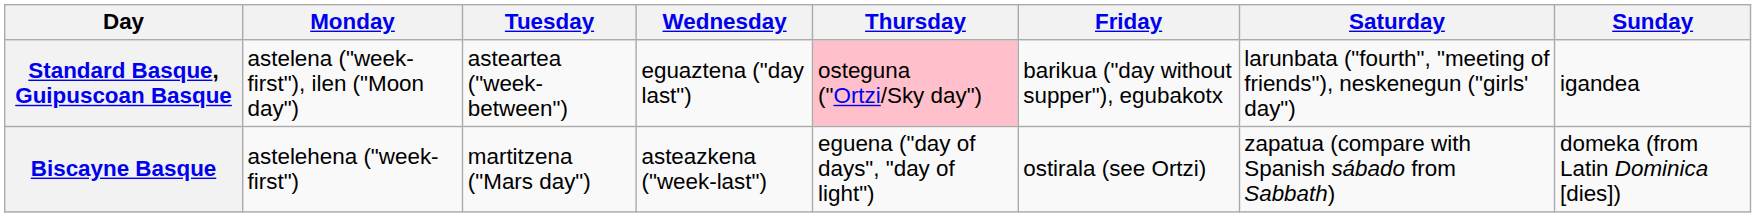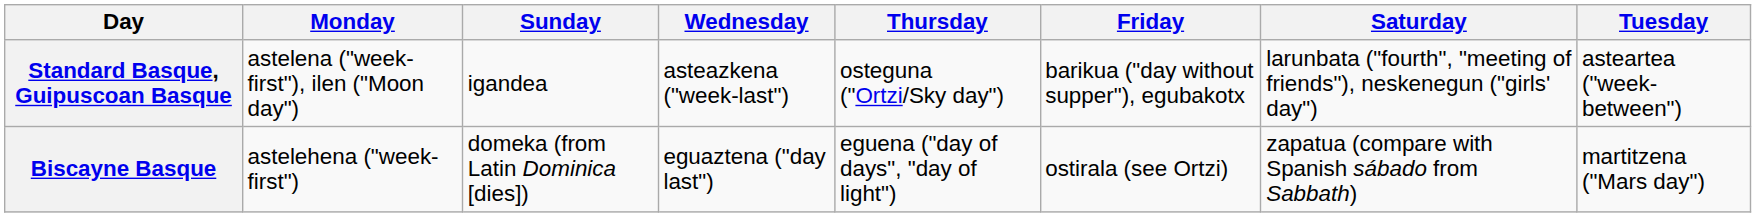columns swapped: (549, 22) <-> (1653, 22)
(723, 82) eguaztena ("day last") -> (726, 82) asteazkena ("week-last")
(900, 82) pink background -> (922, 82) no background
(704, 168) asteazkena ("week-last") -> (745, 168) eguaztena ("day last")
